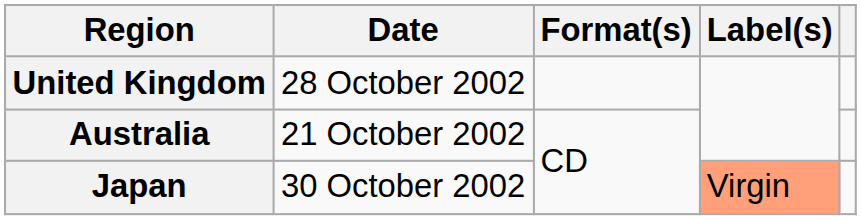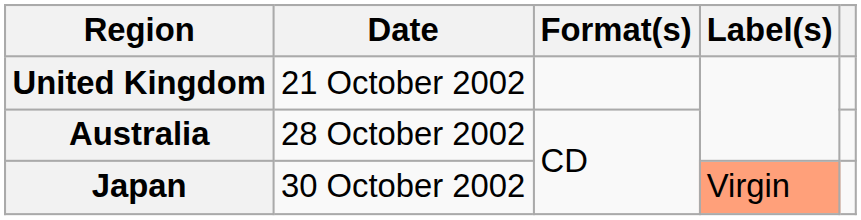(403, 82) 28 October 2002 -> (403, 82) 21 October 2002
(403, 134) 21 October 2002 -> (403, 134) 28 October 2002
